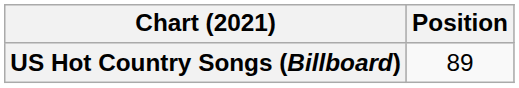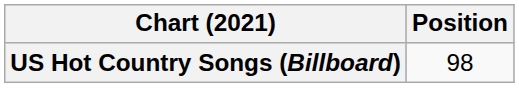(460, 62) 89 -> (460, 62) 98
